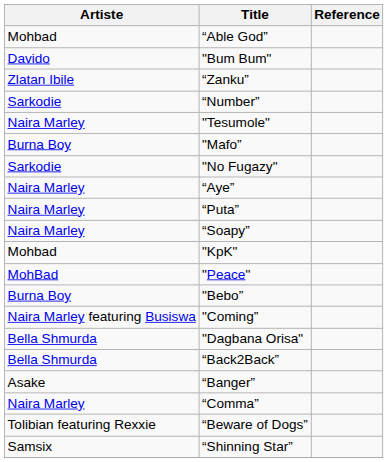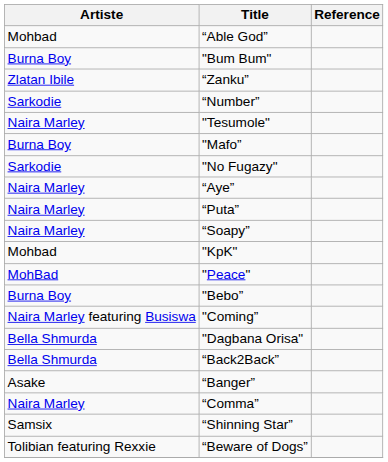(29, 58) Davido -> (39, 58) Burna Boy
rows swapped: (255, 425) <-> (247, 446)
